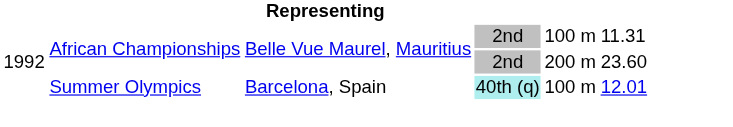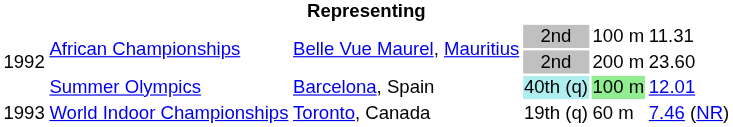(570, 87) no background -> (618, 87) lightgreen background
+ row: (169, 112)
